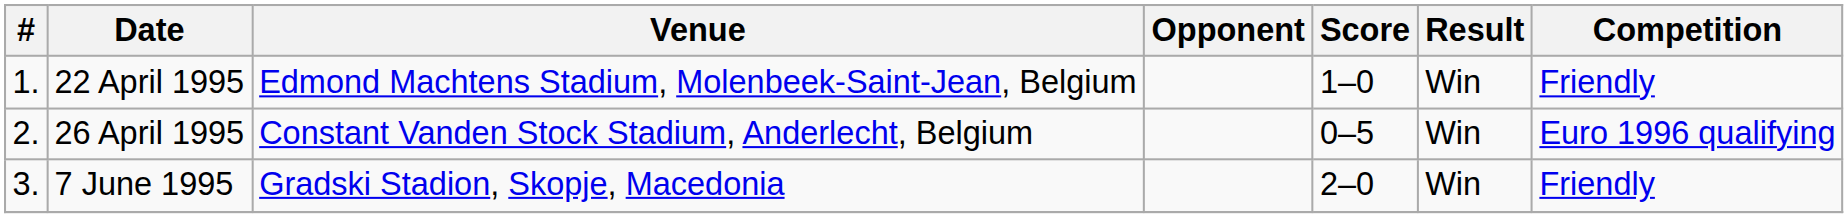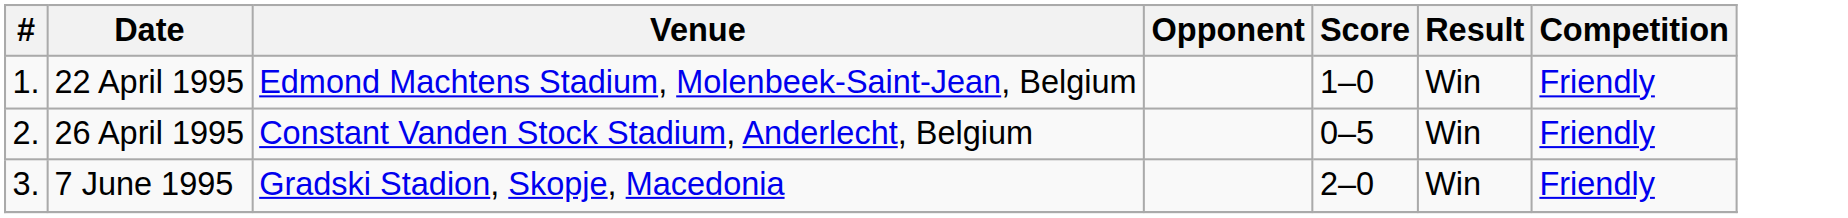(1687, 133) Euro 1996 qualifying -> (1597, 133) Friendly
